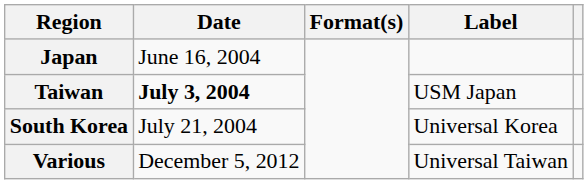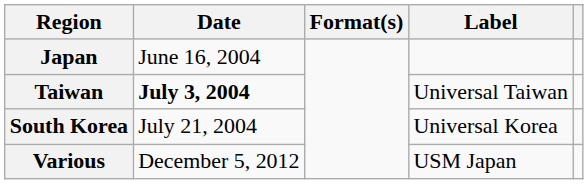(465, 91) USM Japan -> (491, 91) Universal Taiwan
(491, 160) Universal Taiwan -> (465, 160) USM Japan
